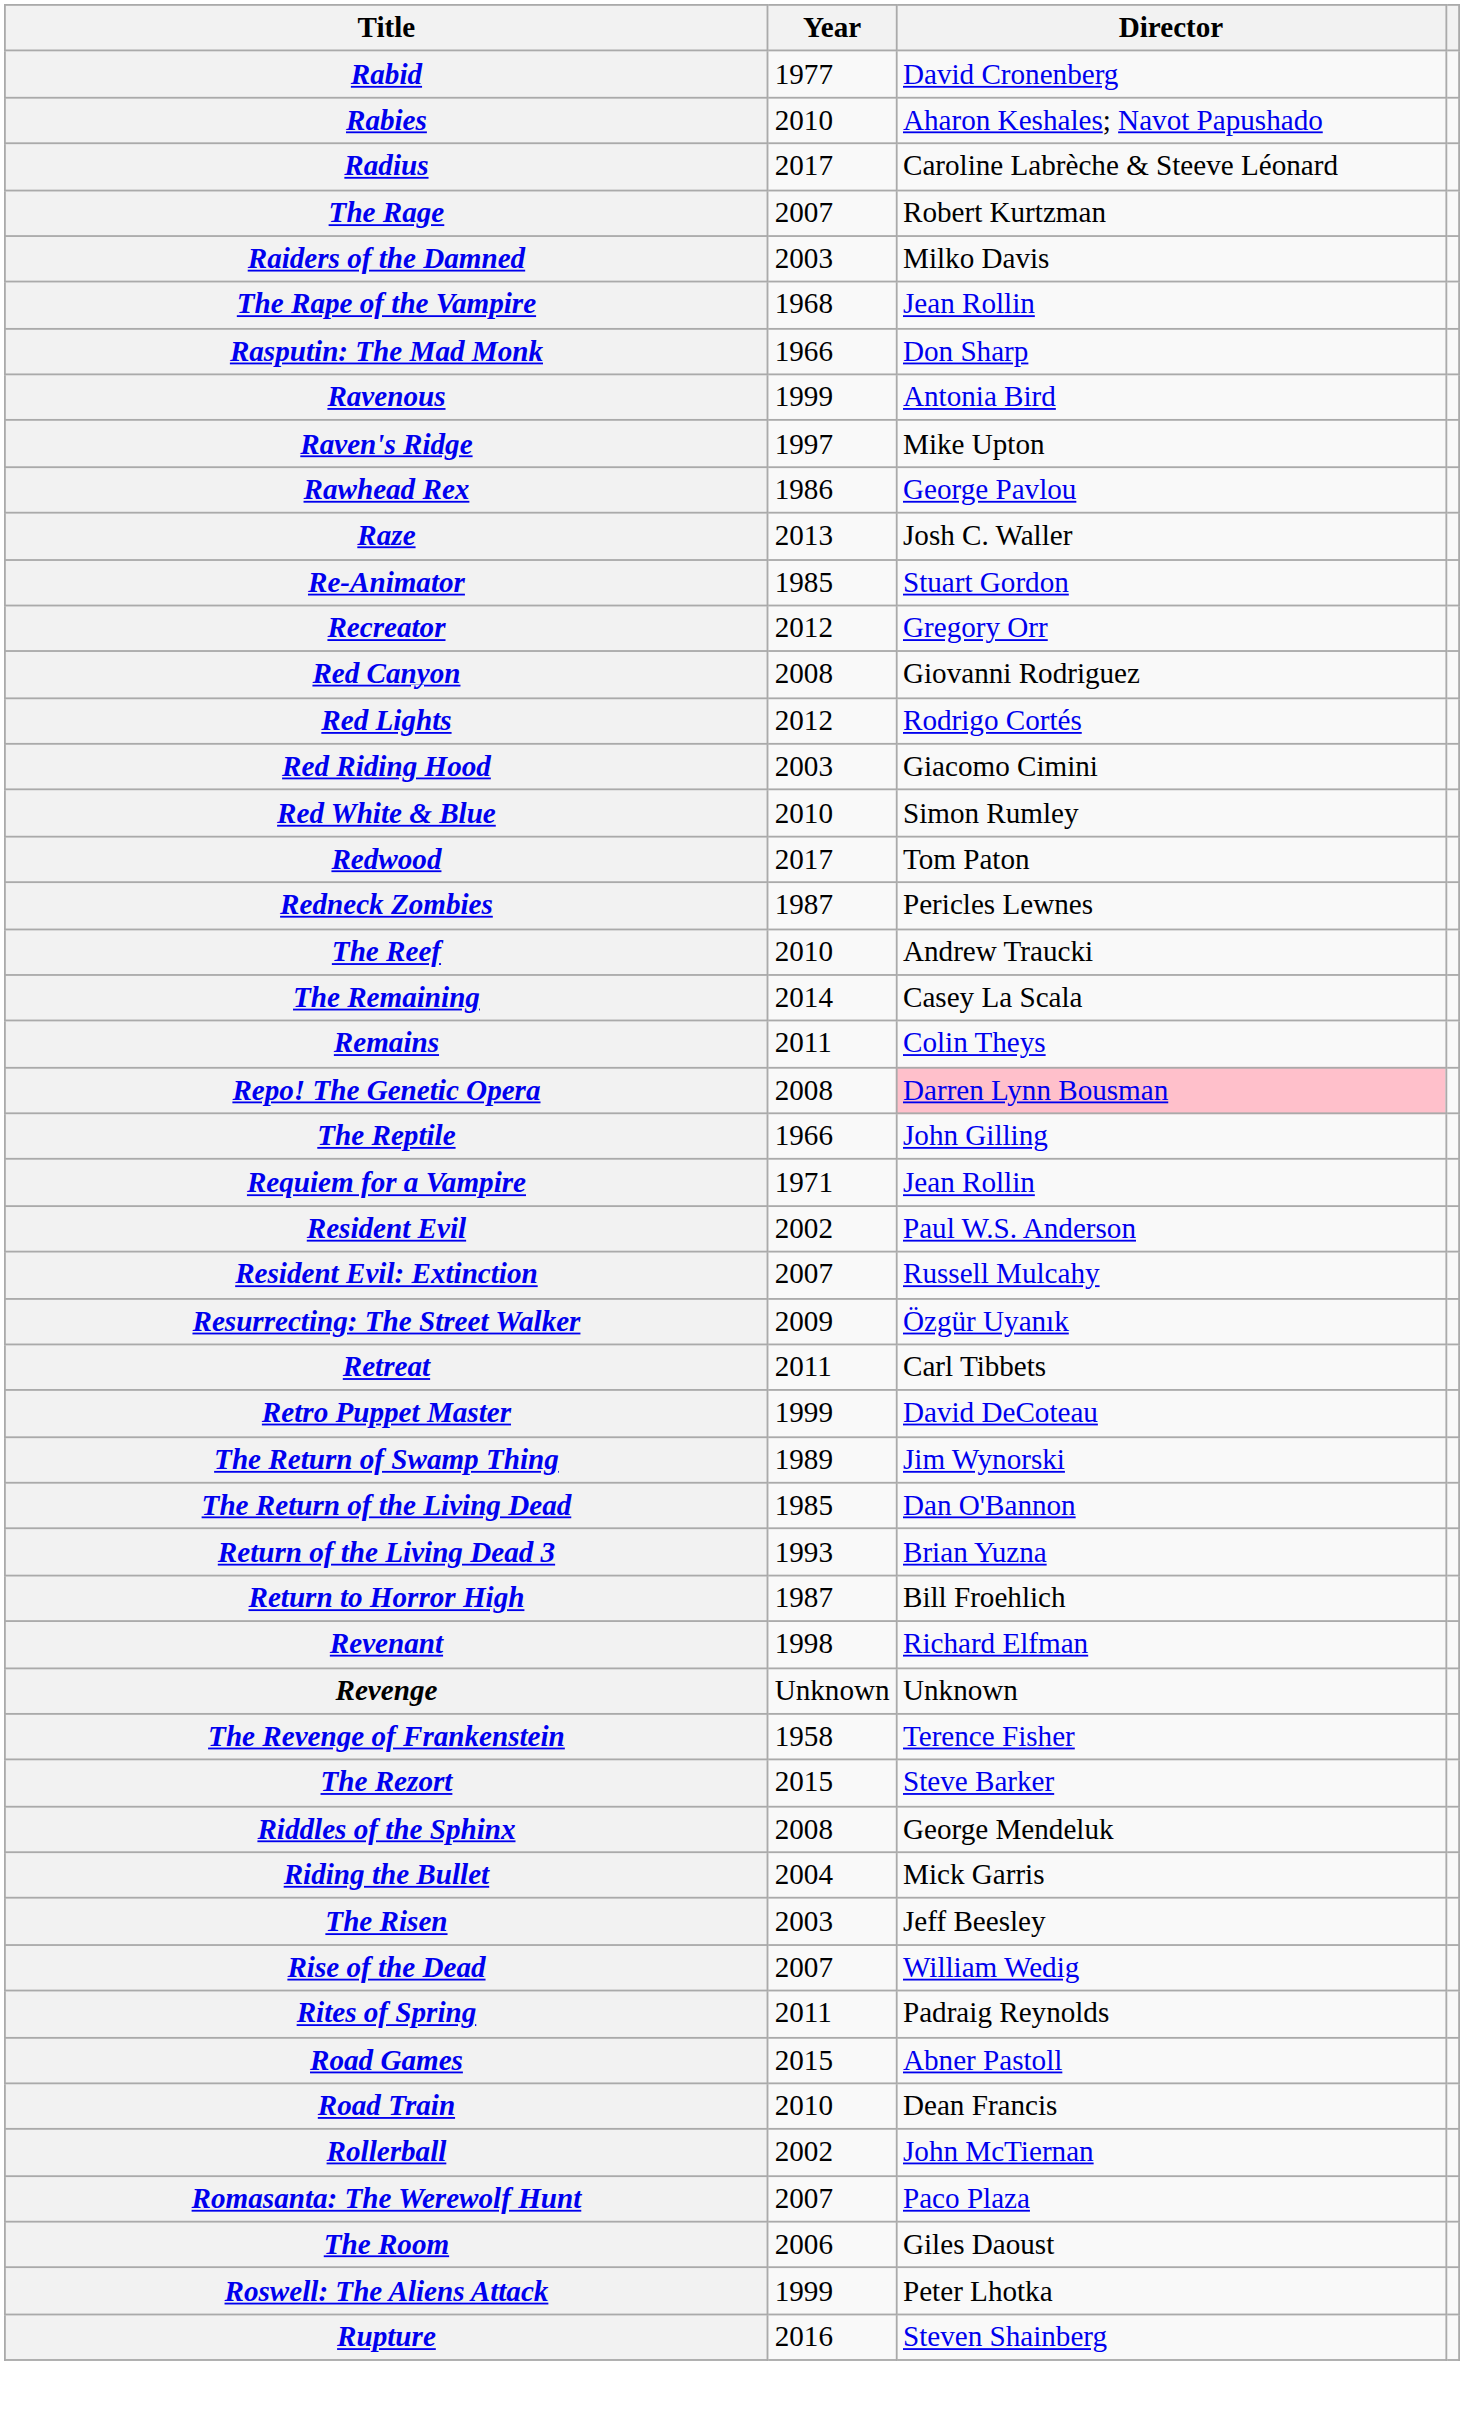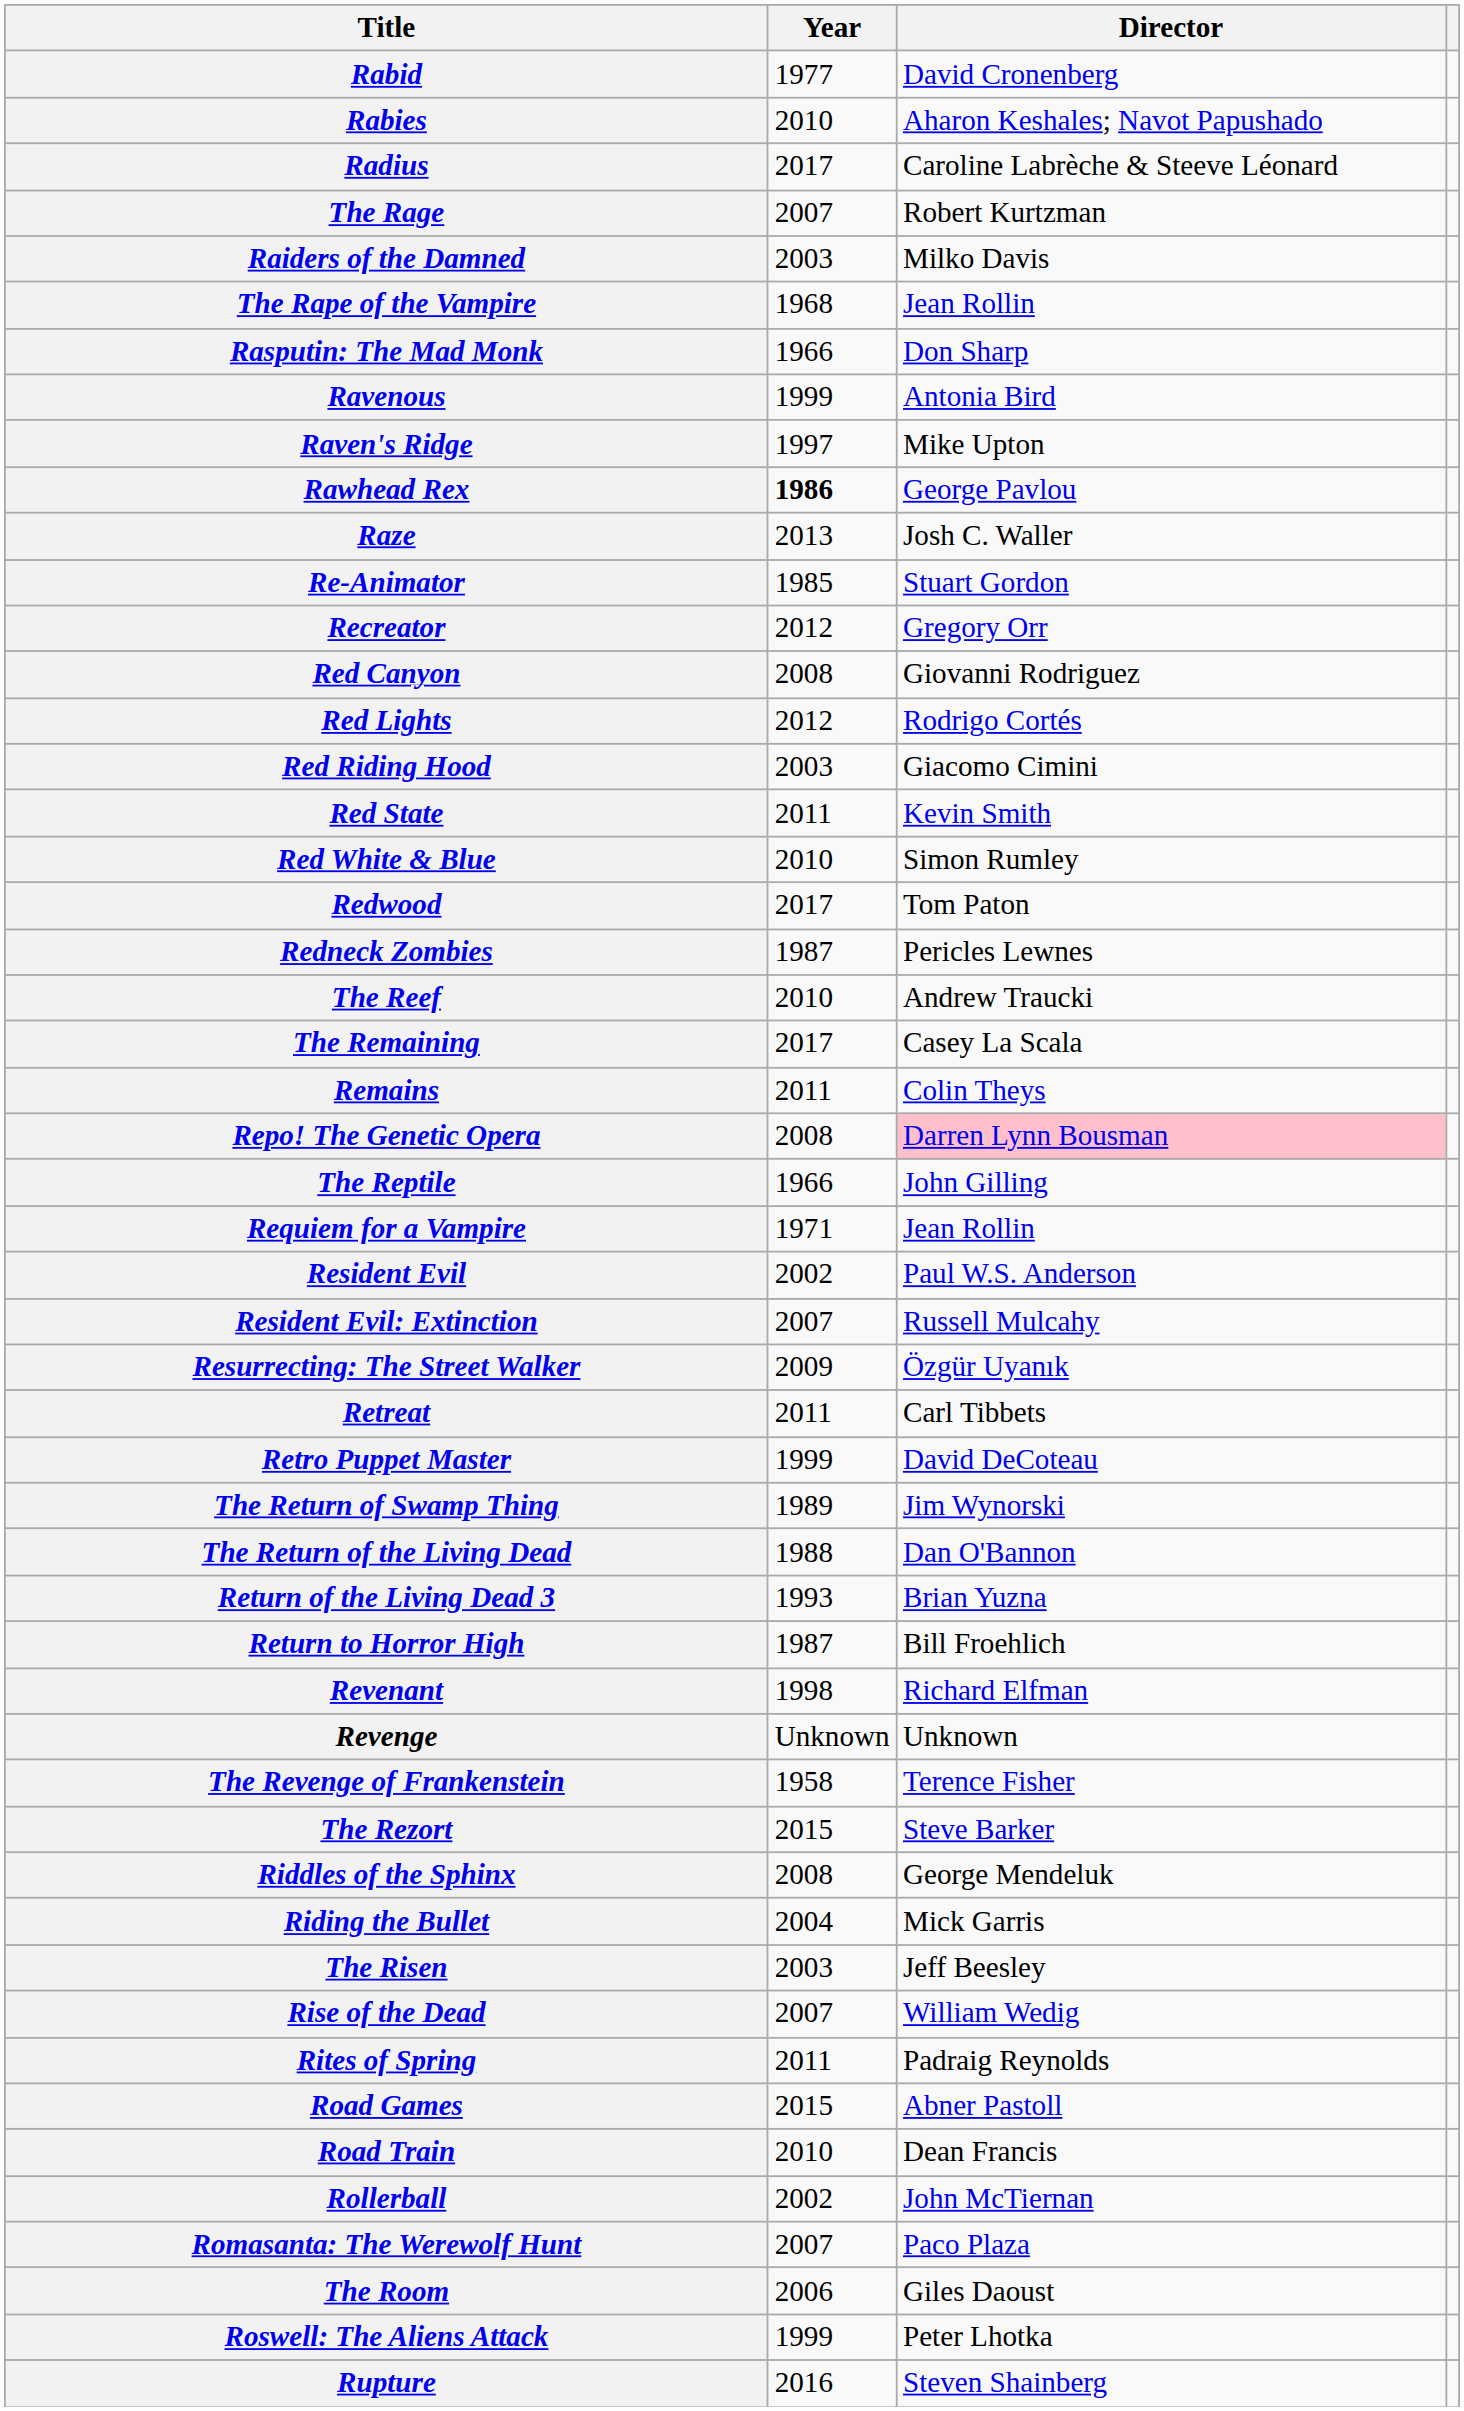(804, 489) normal -> (804, 489) bold
+ row: (386, 812)
(804, 997) 2014 -> (804, 1043) 2017
(804, 1505) 1985 -> (804, 1551) 1988
